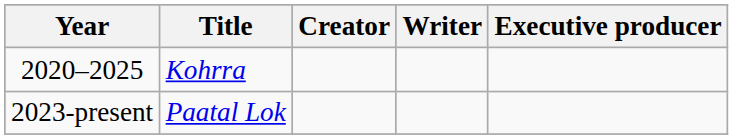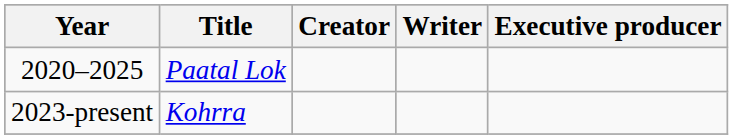(206, 69) Kohrra -> (226, 69) Paatal Lok
(226, 112) Paatal Lok -> (206, 112) Kohrra
